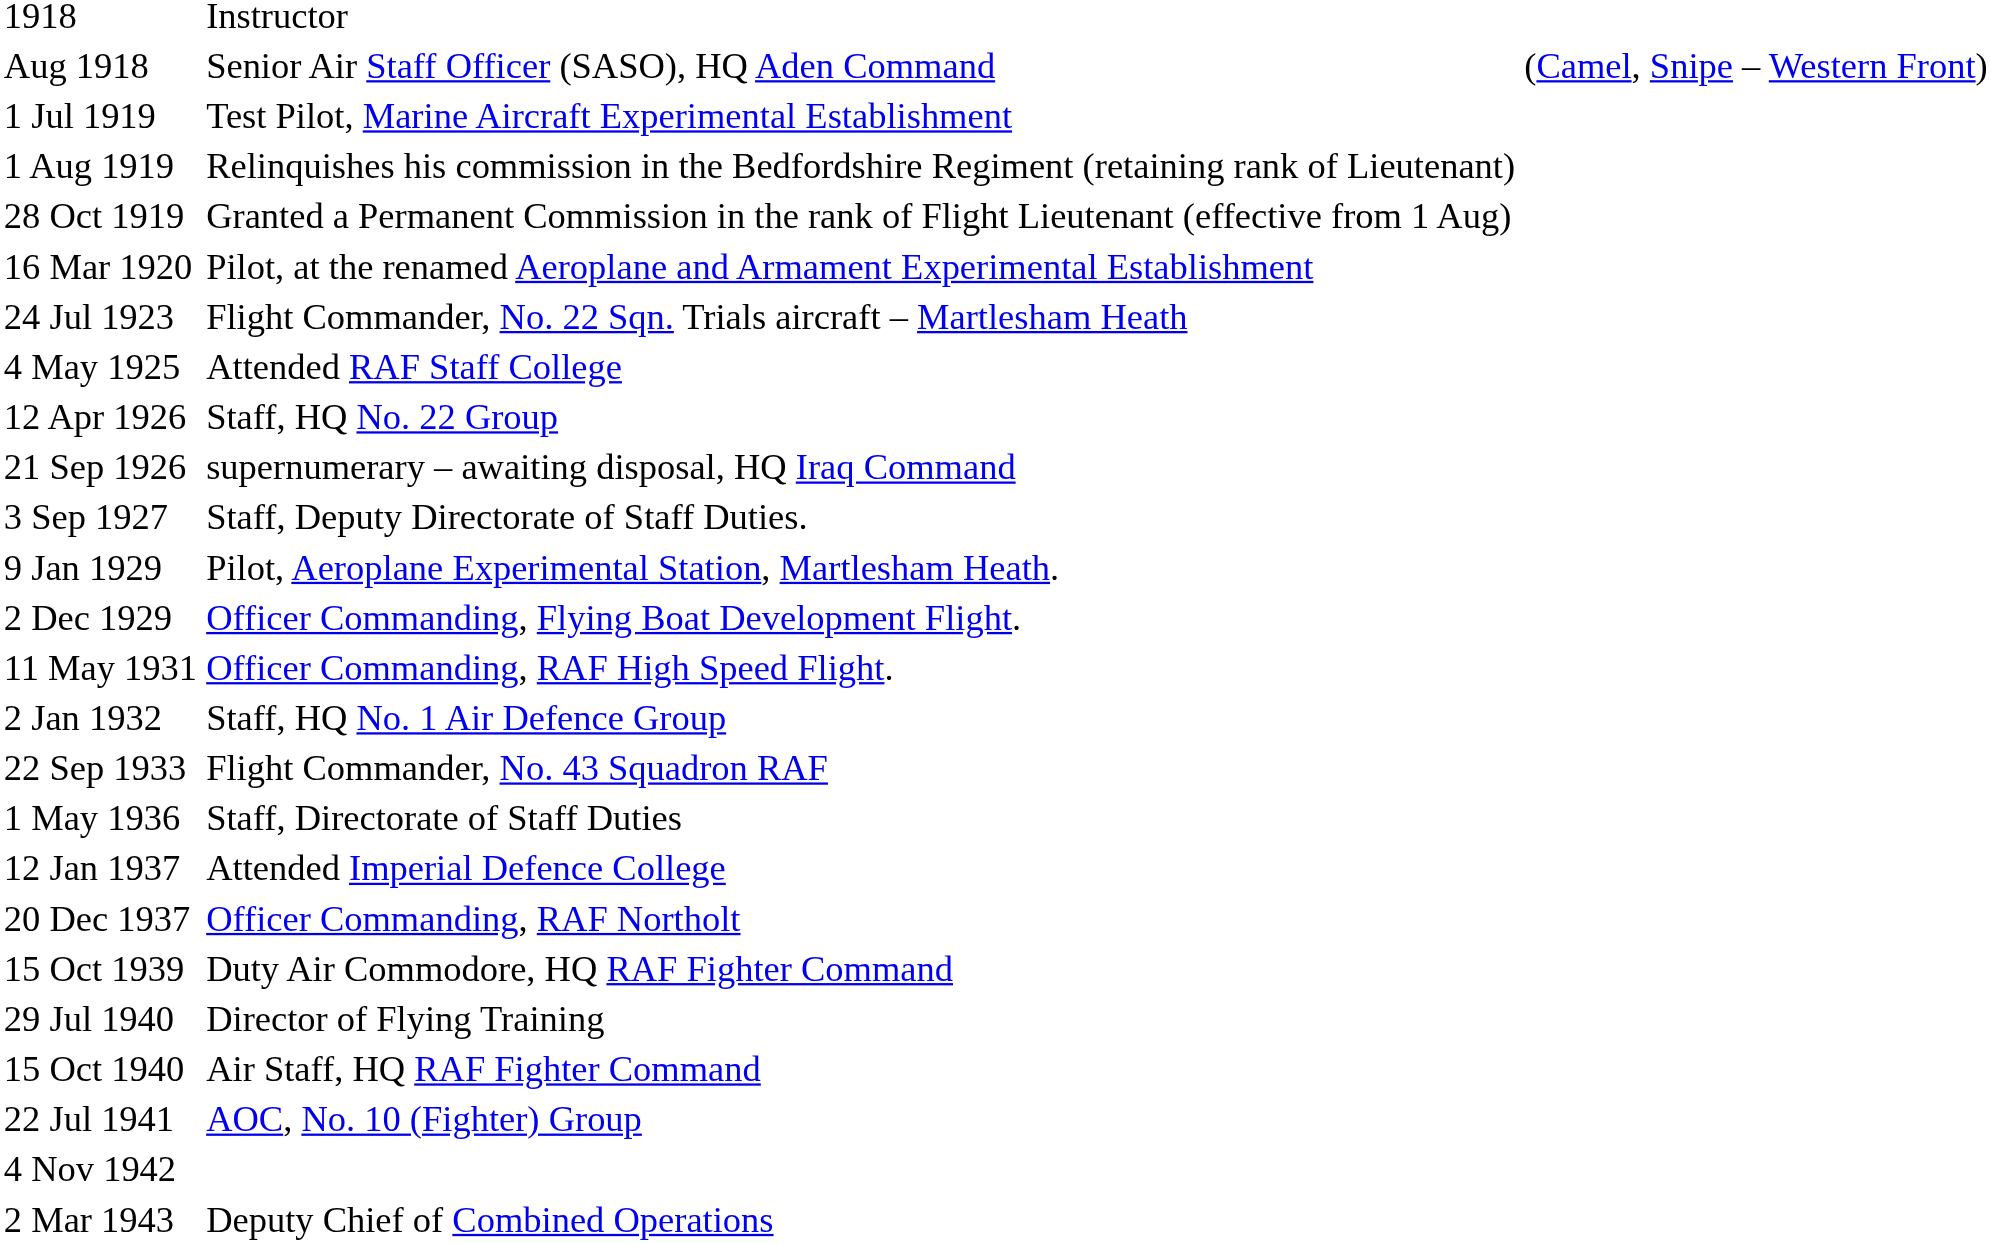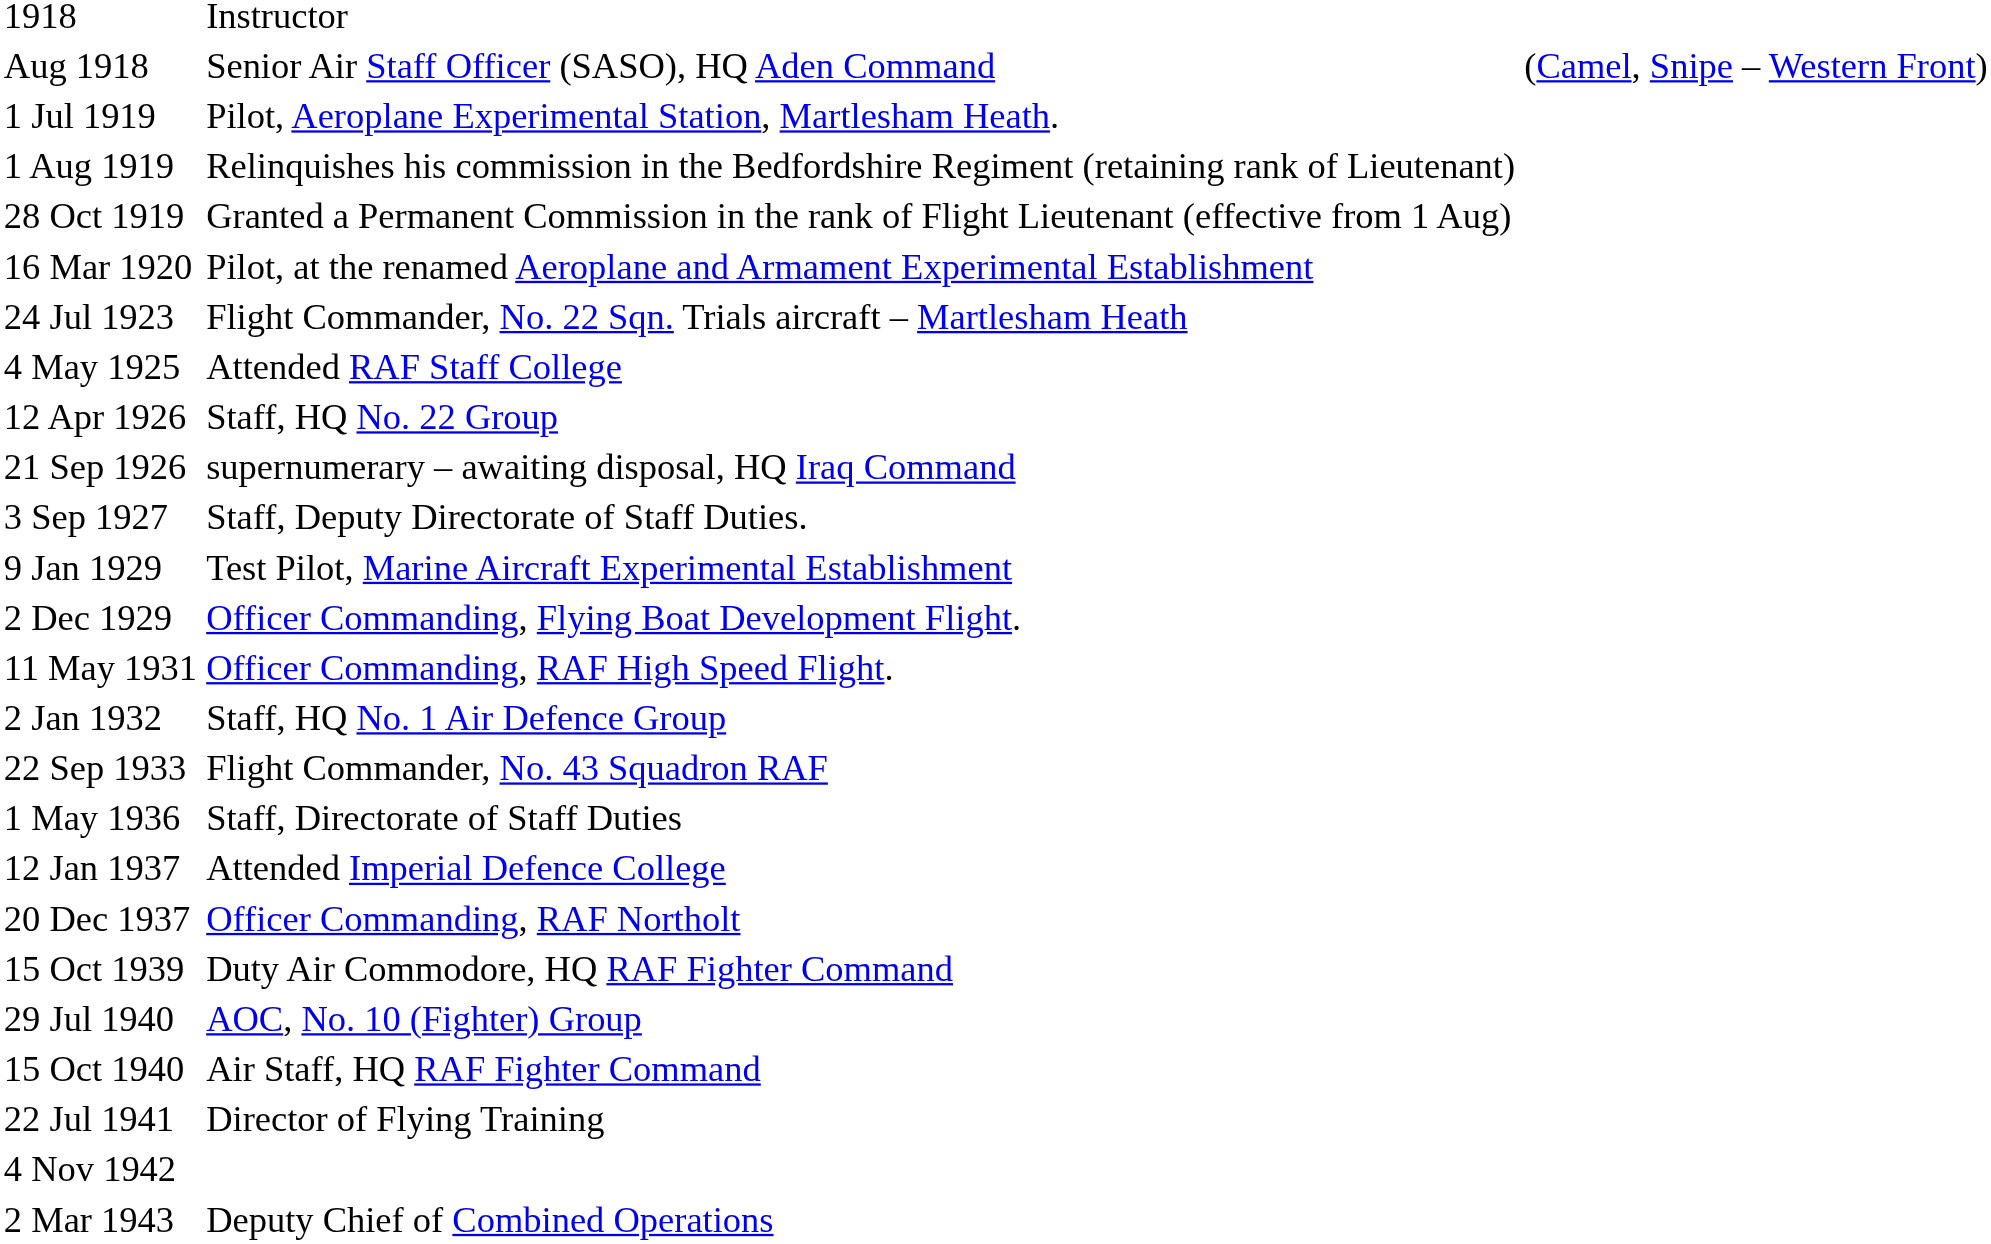(609, 116) Test Pilot, Marine Aircraft Experimental Establishment -> (633, 116) Pilot, Aeroplane Experimental Station, Martlesham Heath.
(633, 567) Pilot, Aeroplane Experimental Station, Martlesham Heath. -> (609, 567) Test Pilot, Marine Aircraft Experimental Establishment
(405, 1018) Director of Flying Training -> (424, 1018) AOC, No. 10 (Fighter) Group
(424, 1119) AOC, No. 10 (Fighter) Group -> (405, 1119) Director of Flying Training
